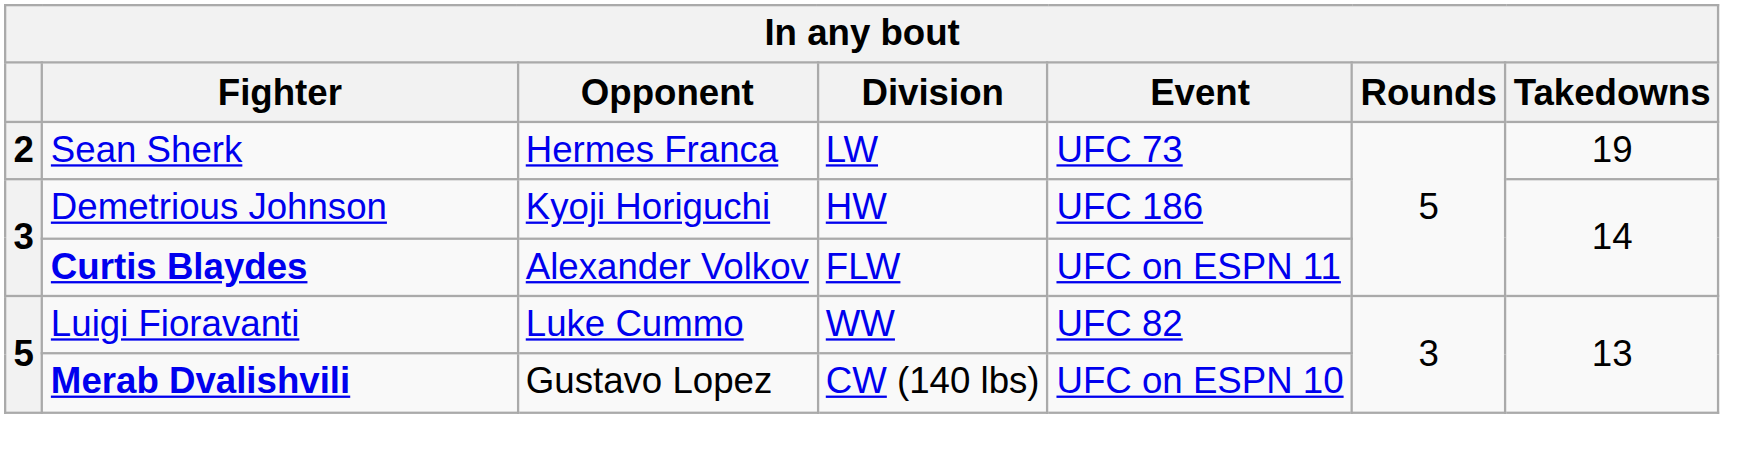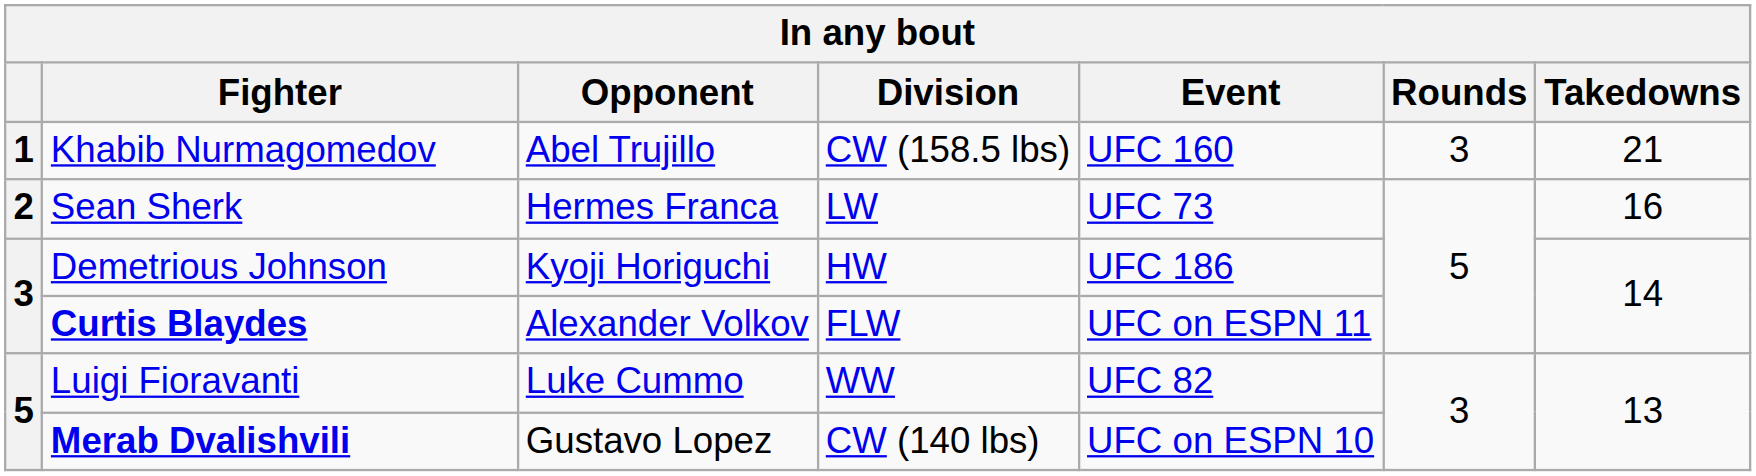+ row: (243, 149)
(1612, 149) 19 -> (1643, 207) 16
